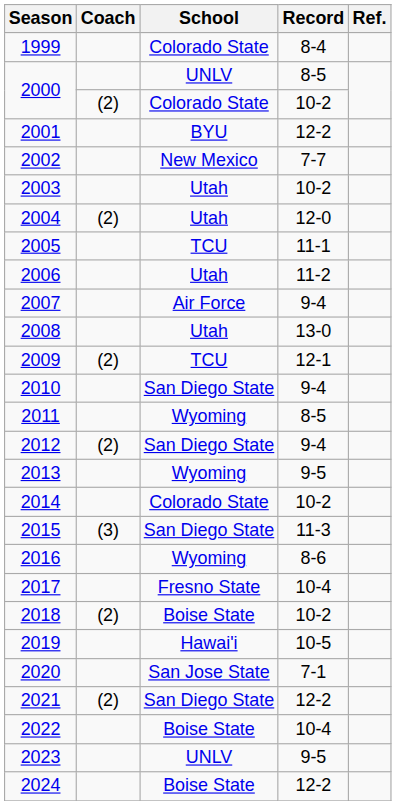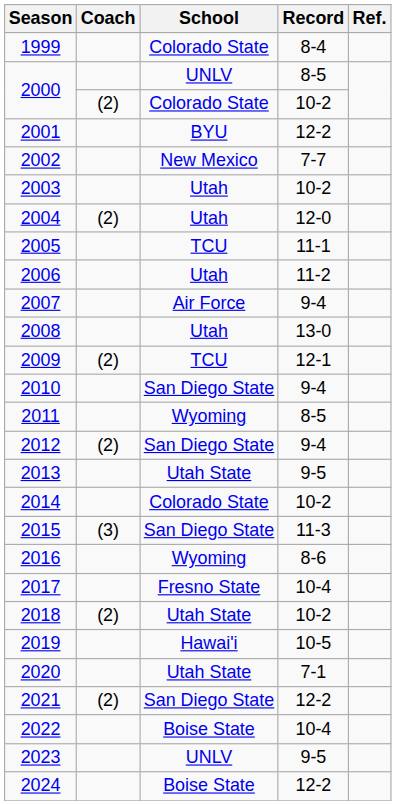(209, 473) Wyoming -> (209, 473) Utah State
(209, 615) Boise State -> (209, 615) Utah State
(209, 672) San Jose State -> (209, 672) Utah State
